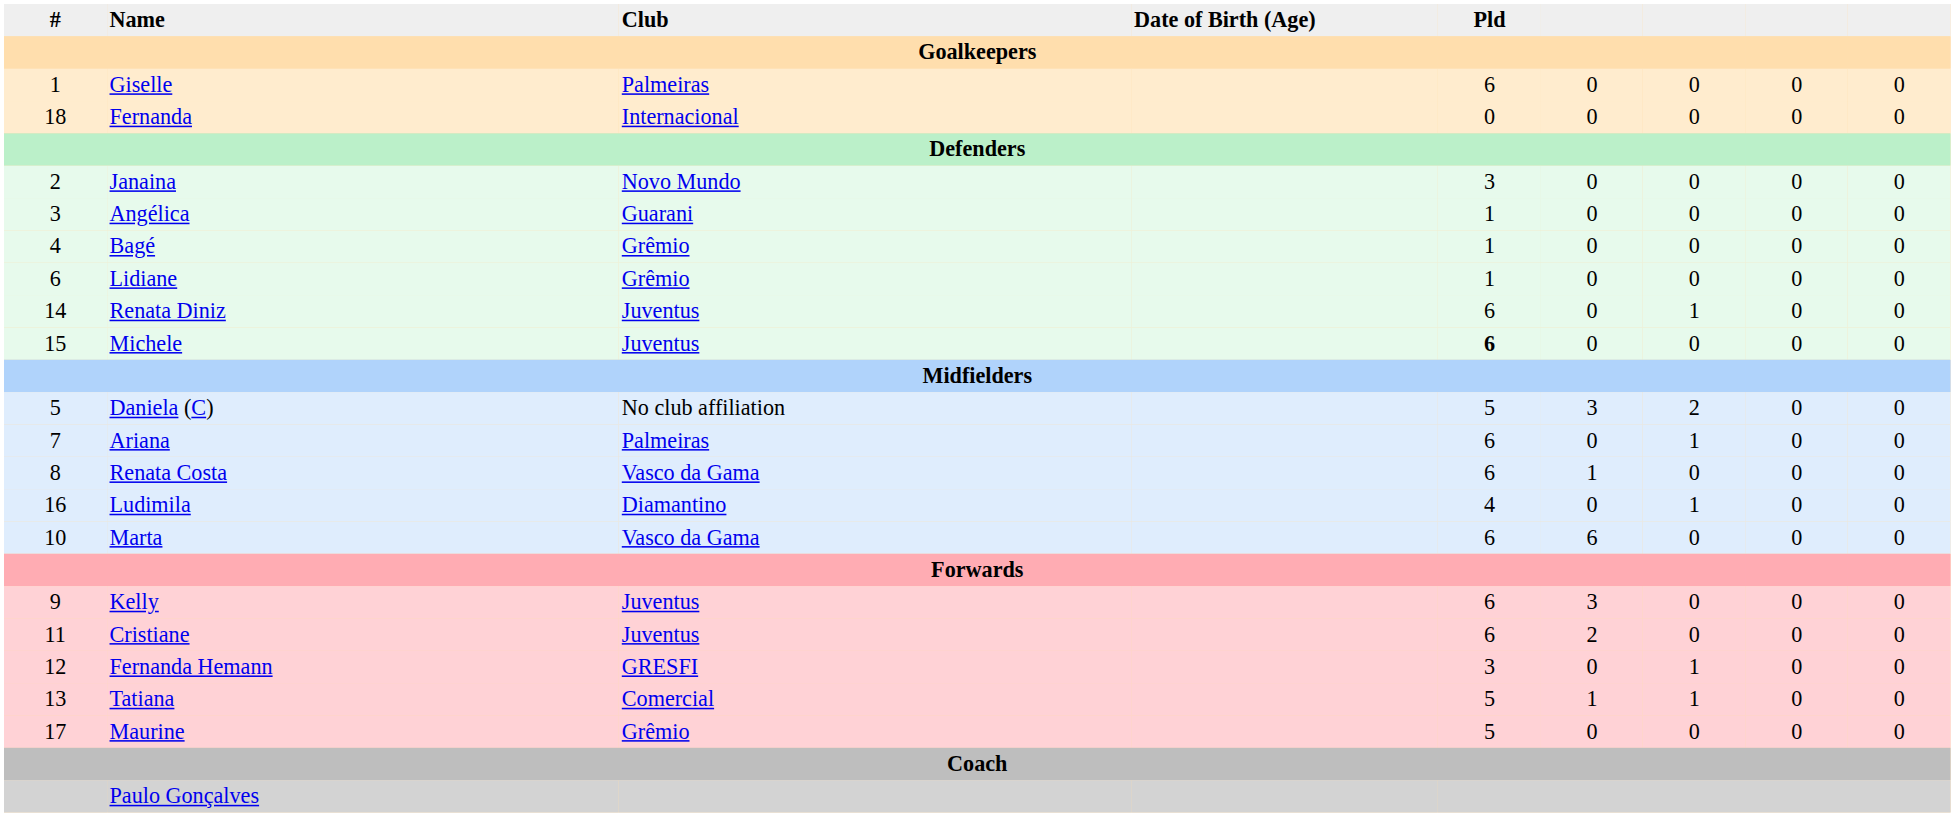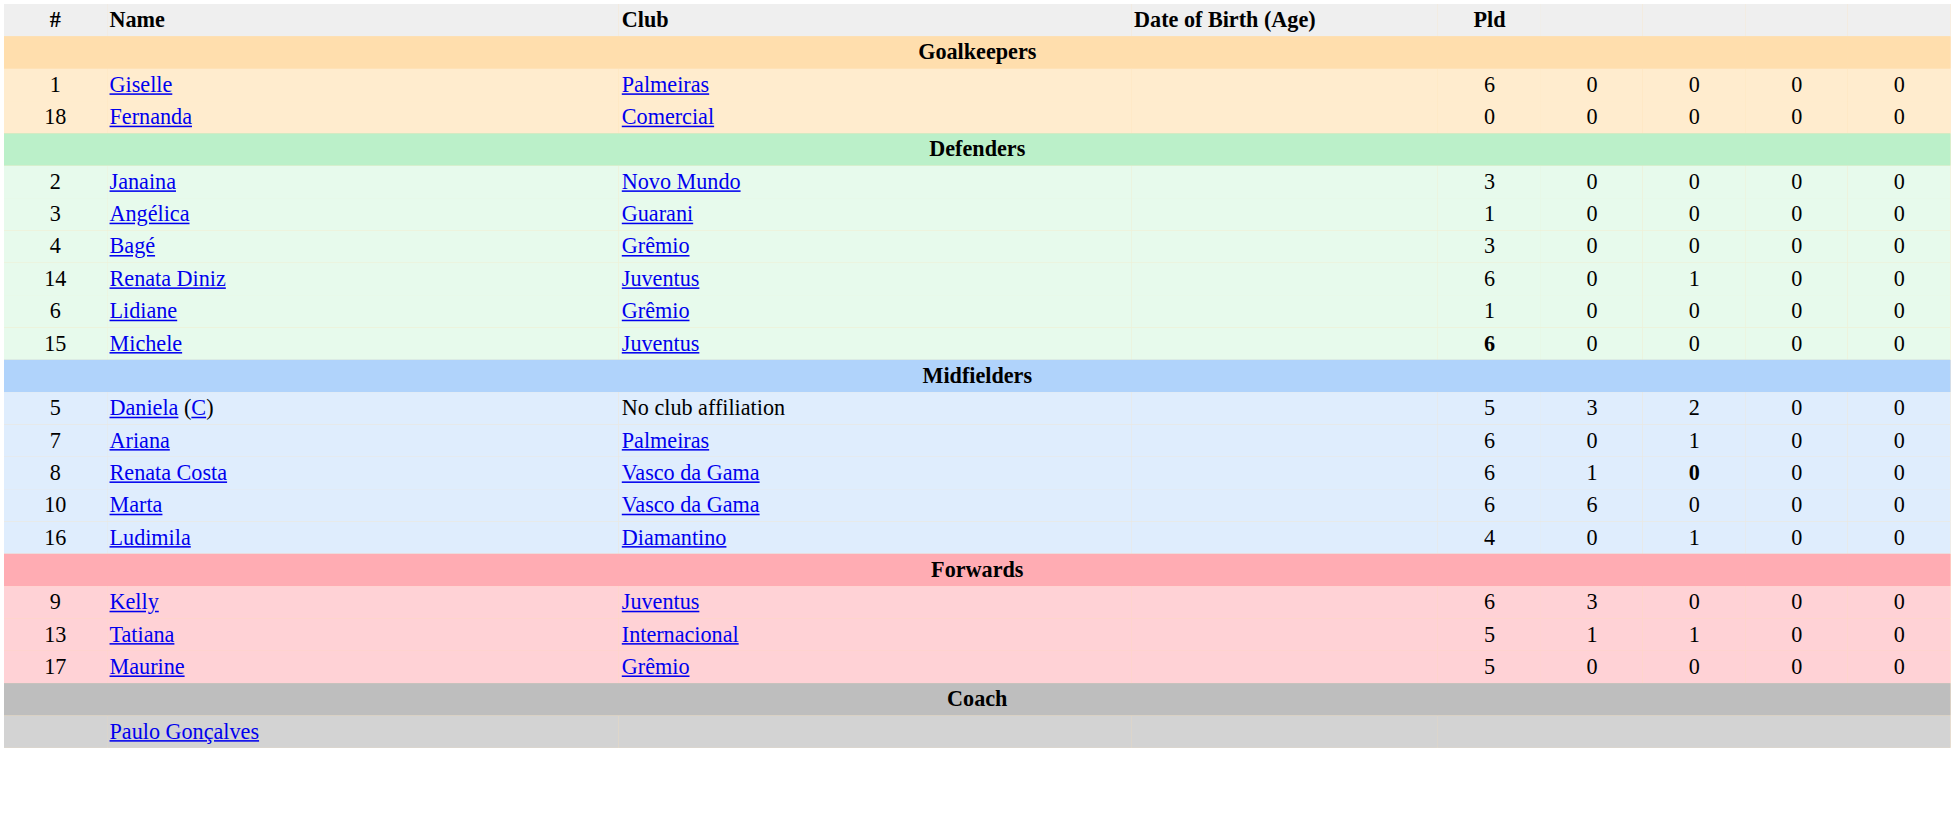(680, 116) Internacional -> (668, 116) Comercial
(1490, 246) 1 -> (1490, 246) 3
rows swapped: (143, 278) <-> (168, 310)
(1694, 472) normal -> (1694, 472) bold
rows swapped: (136, 537) <-> (150, 504)
- row: (150, 634)
- row: (191, 666)
(668, 699) Comercial -> (680, 634) Internacional
